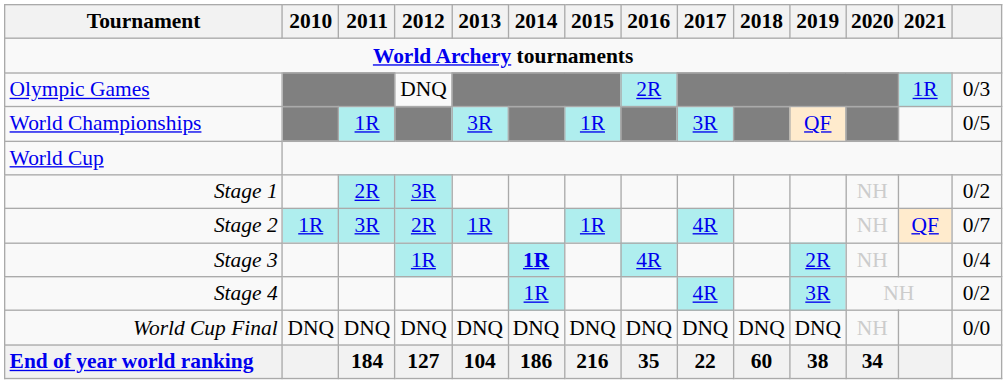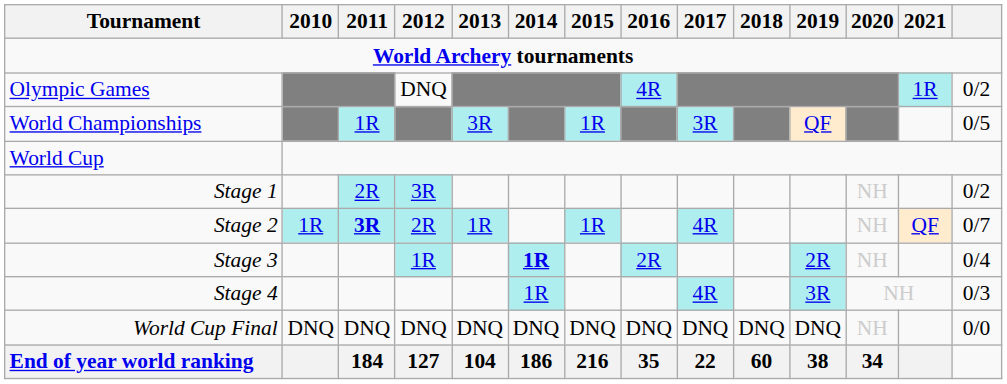(649, 89) 2R -> (649, 89) 4R
(977, 89) 0/3 -> (977, 89) 0/2
(367, 225) normal -> (367, 225) bold
(649, 259) 4R -> (649, 259) 2R
(977, 293) 0/2 -> (977, 293) 0/3
